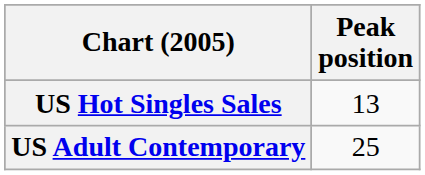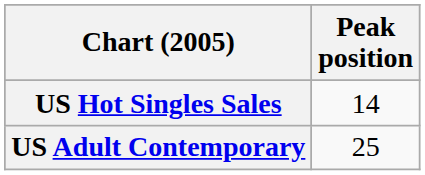(366, 102) 13 -> (366, 102) 14
